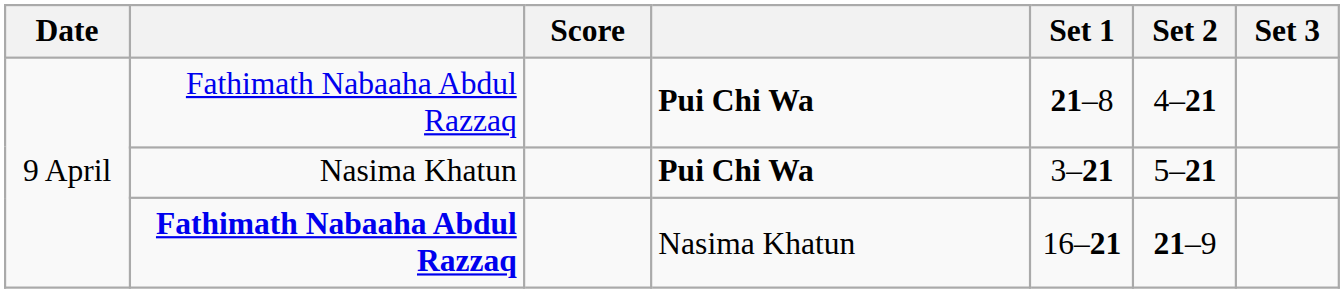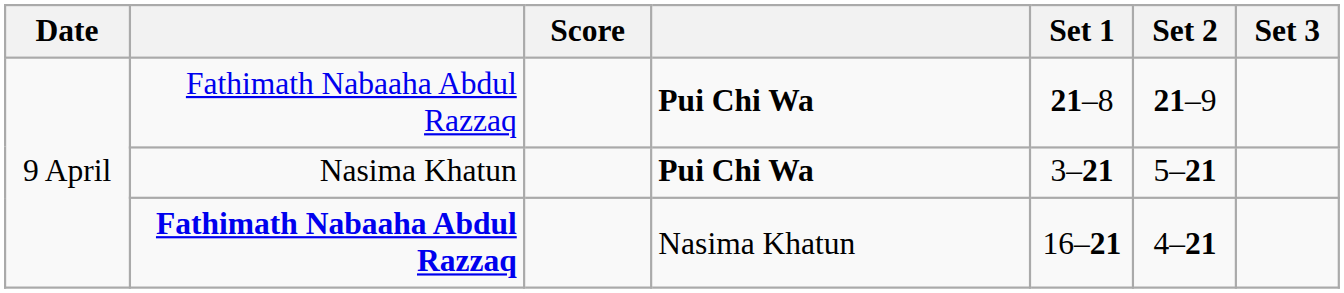(1185, 101) 4–21 -> (1185, 101) 21–9
(1185, 242) 21–9 -> (1185, 242) 4–21
